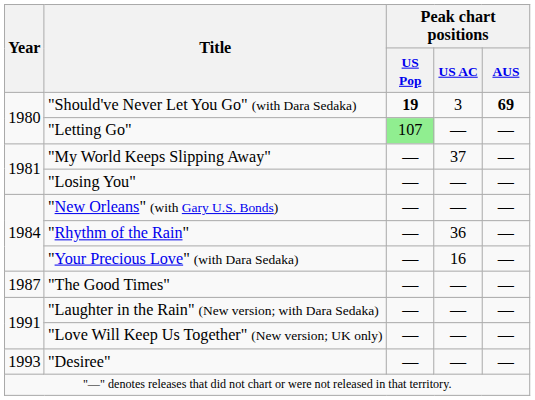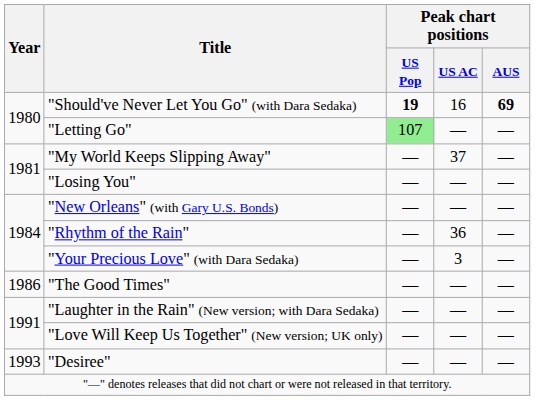(458, 104) 3 -> (458, 104) 16
(458, 258) 16 -> (458, 258) 3
(24, 284) 1987 -> (24, 284) 1986
